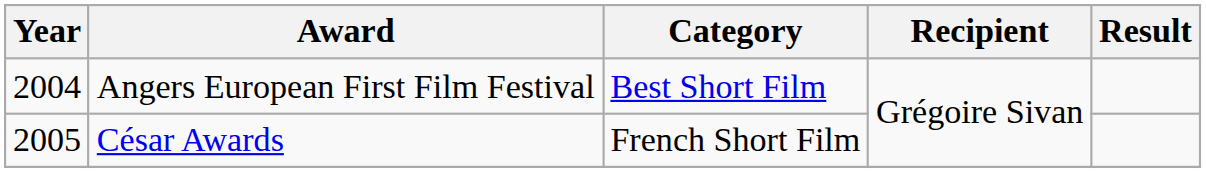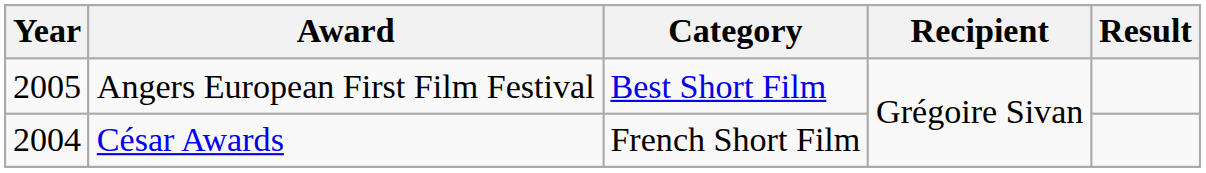(47, 85) 2004 -> (47, 85) 2005
(47, 139) 2005 -> (47, 139) 2004
